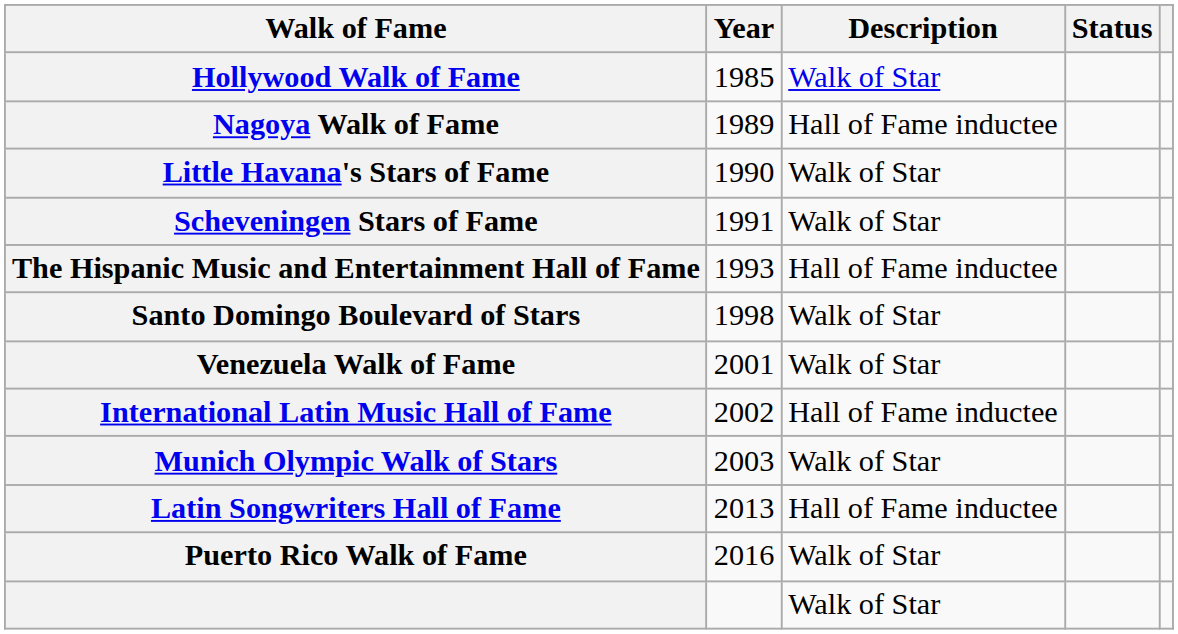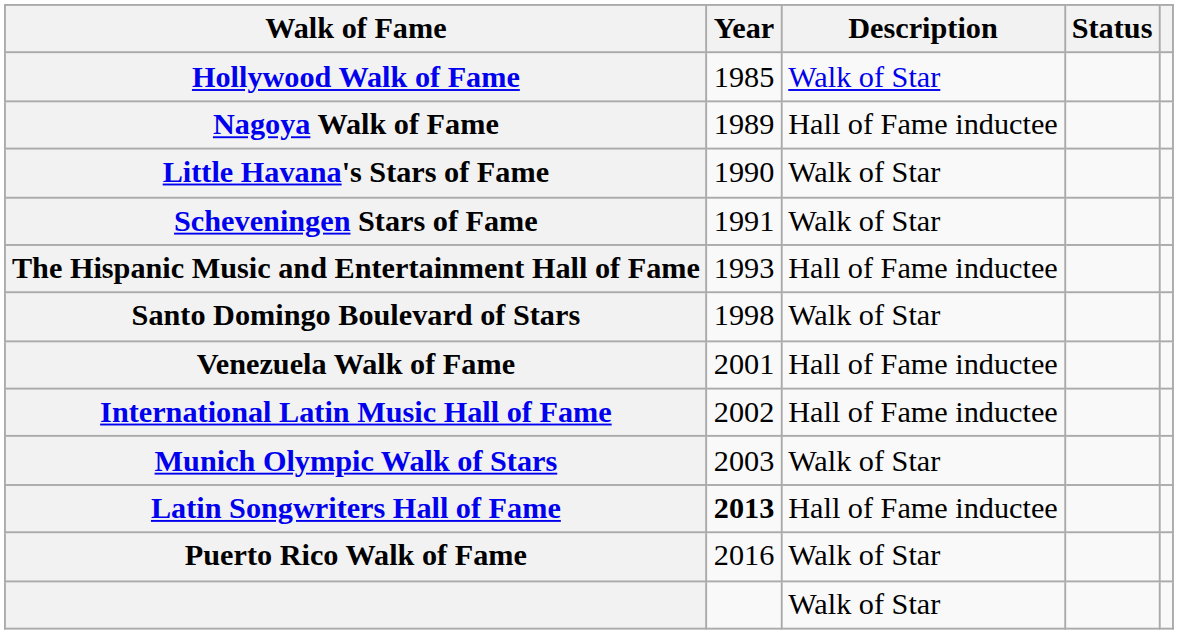(864, 364) Walk of Star -> (923, 364) Hall of Fame inductee
(744, 508) normal -> (744, 508) bold
